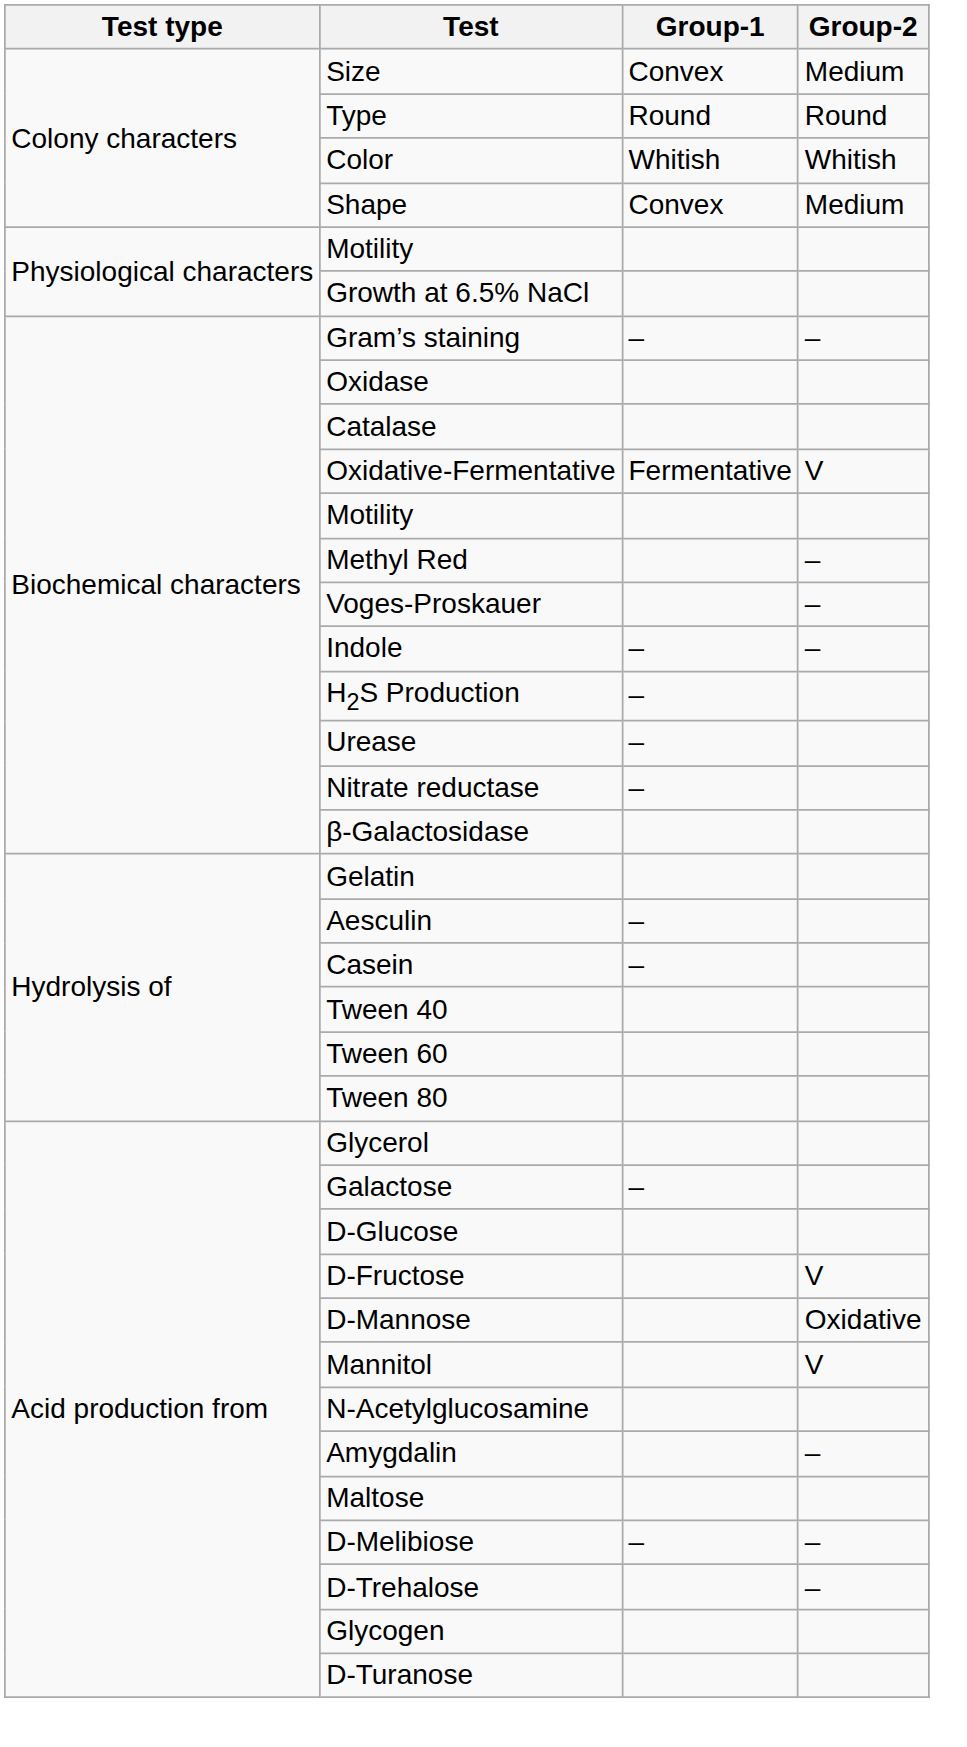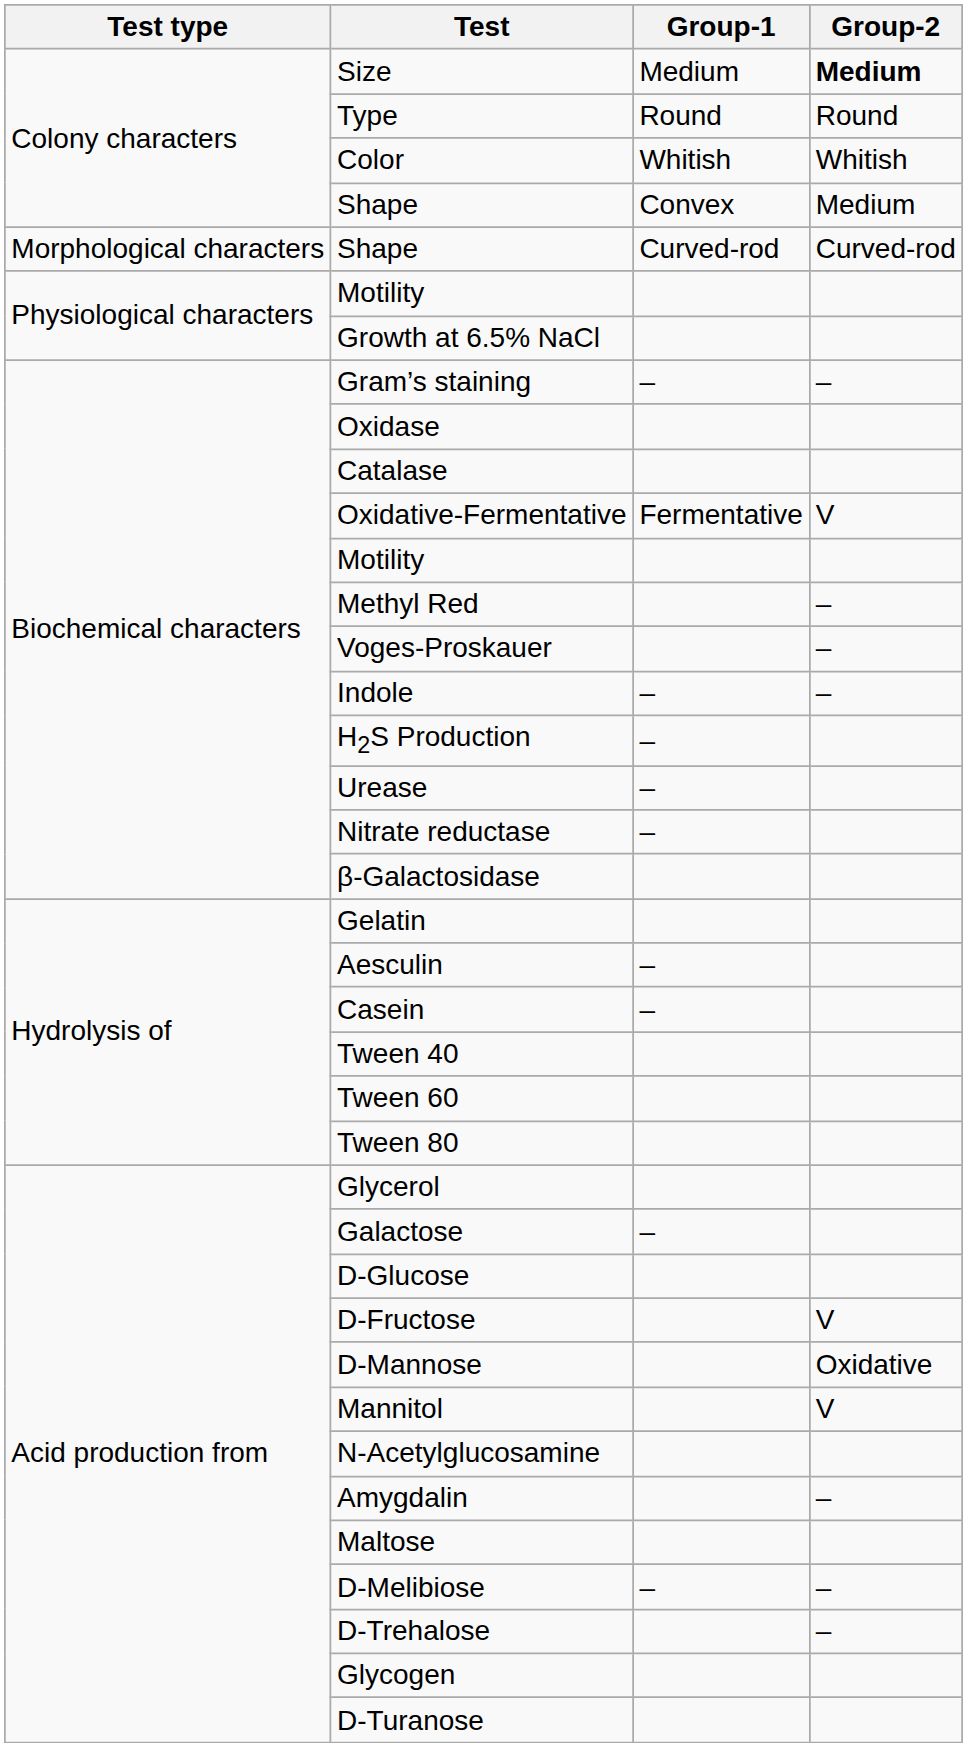(676, 71) Convex -> (689, 71) Medium
(855, 71) normal -> (869, 71) bold
+ row: (168, 248)
